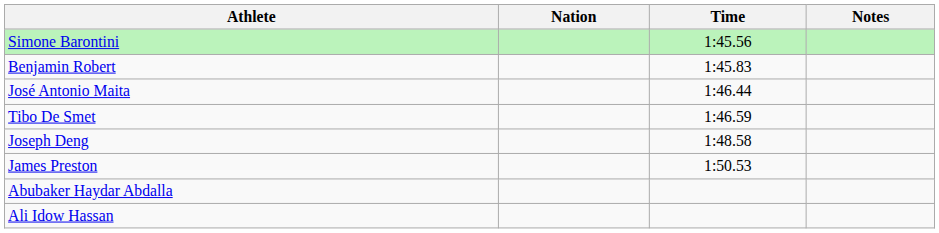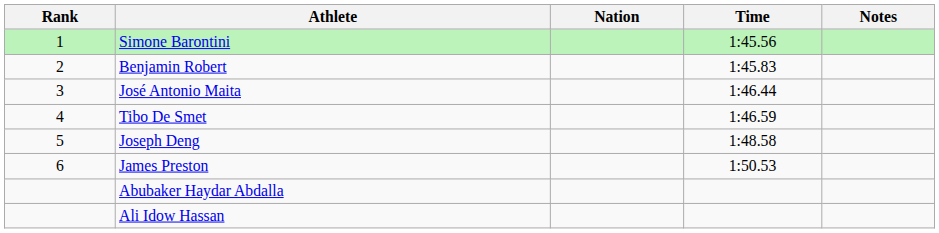+ column: (60, 16)
